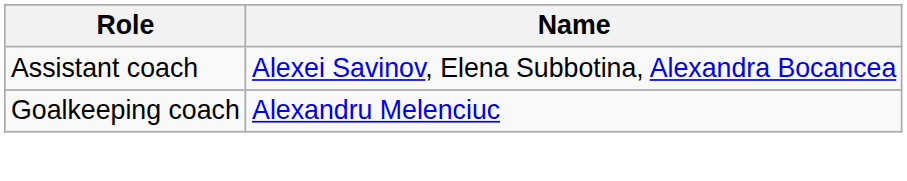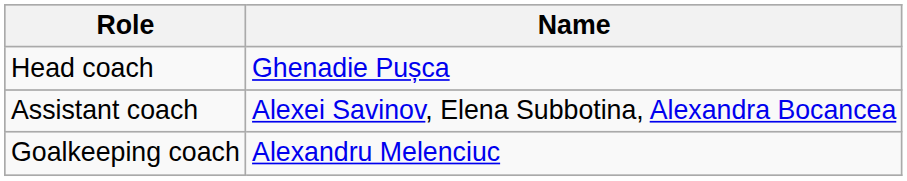+ row: (82, 68)
